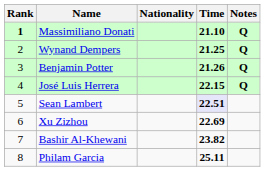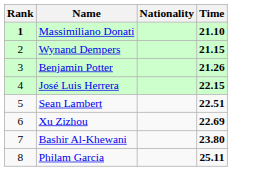- column: (243, 13)
(212, 49) 21.25 -> (212, 49) 21.15
(212, 103) lavender background -> (212, 103) no background
(212, 139) 23.82 -> (212, 139) 23.80
